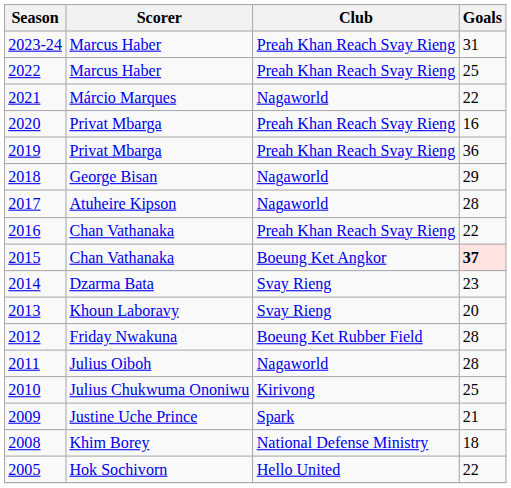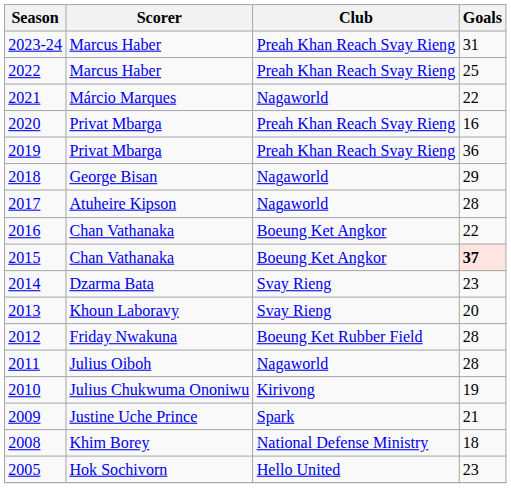(356, 230) Preah Khan Reach Svay Rieng -> (322, 230) Boeung Ket Angkor
(471, 389) 25 -> (471, 389) 19
(471, 469) 22 -> (471, 469) 23
